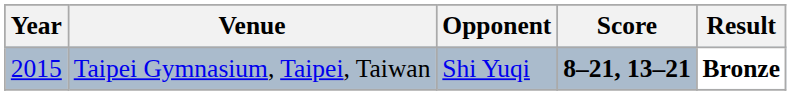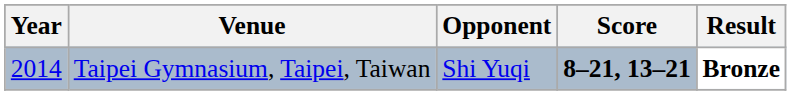(36, 67) 2015 -> (36, 67) 2014
